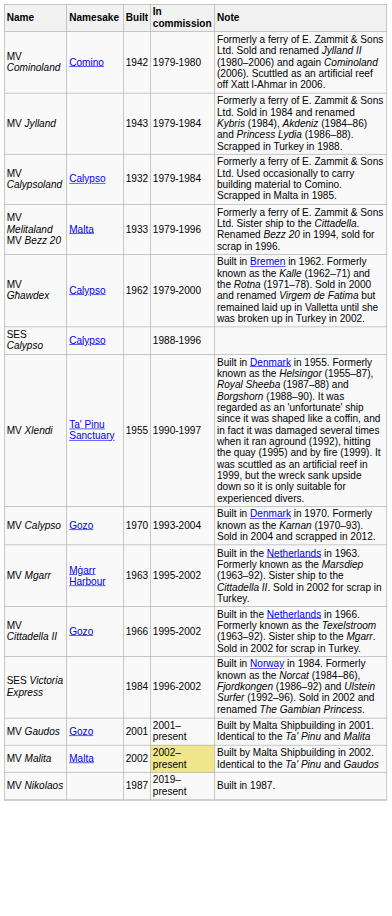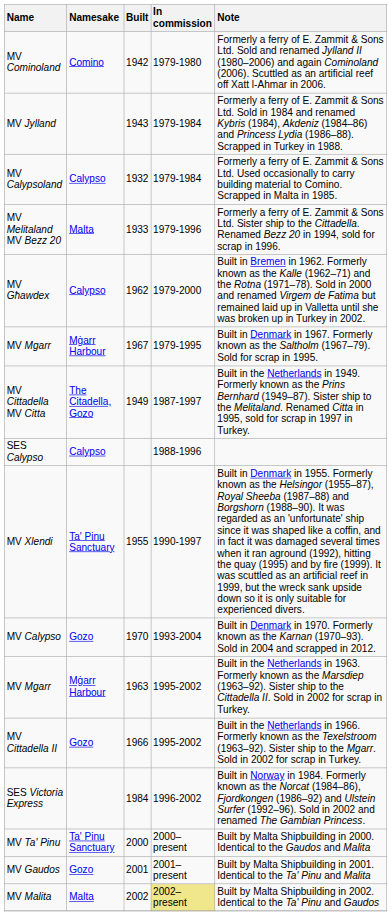+ row: (29, 346)
+ row: (28, 402)
+ row: (33, 842)
- row: (35, 786)
